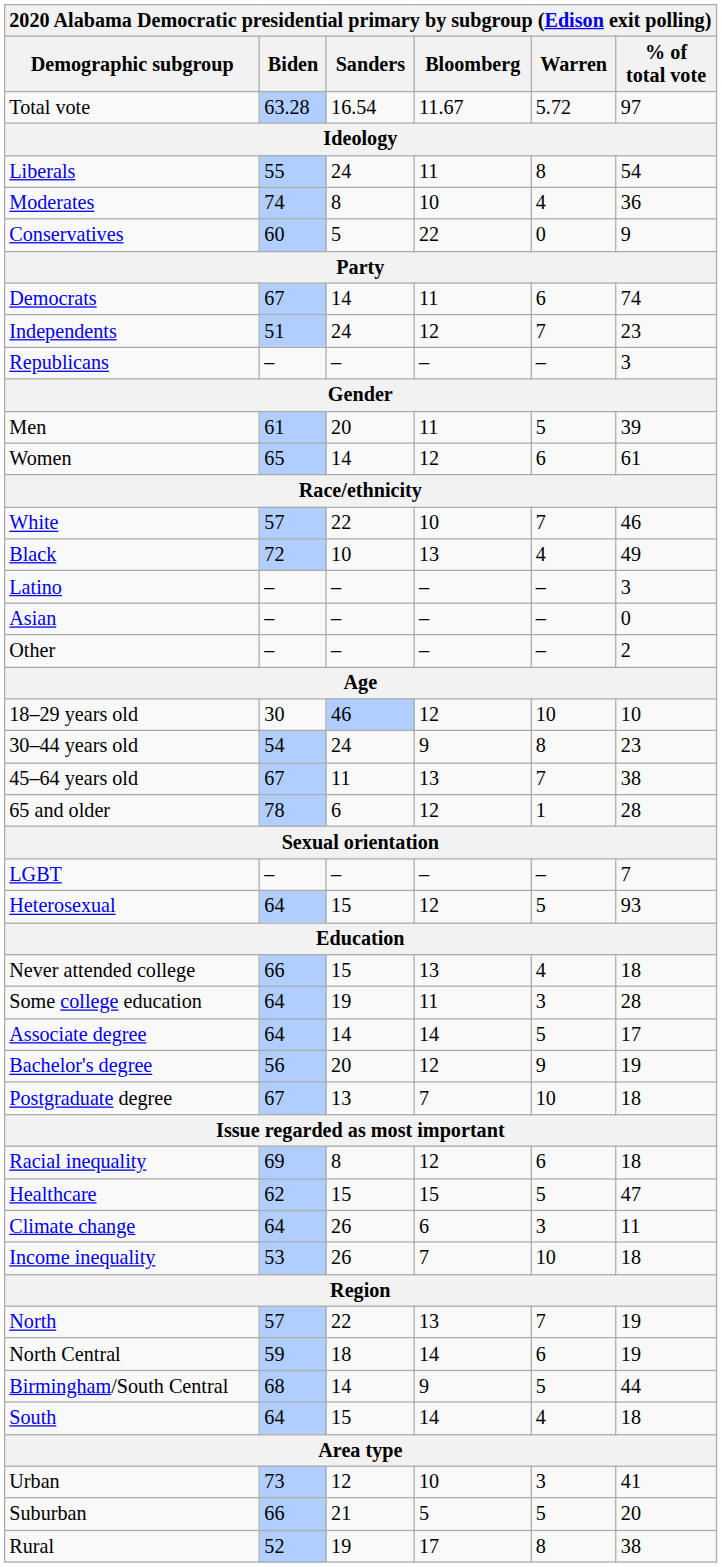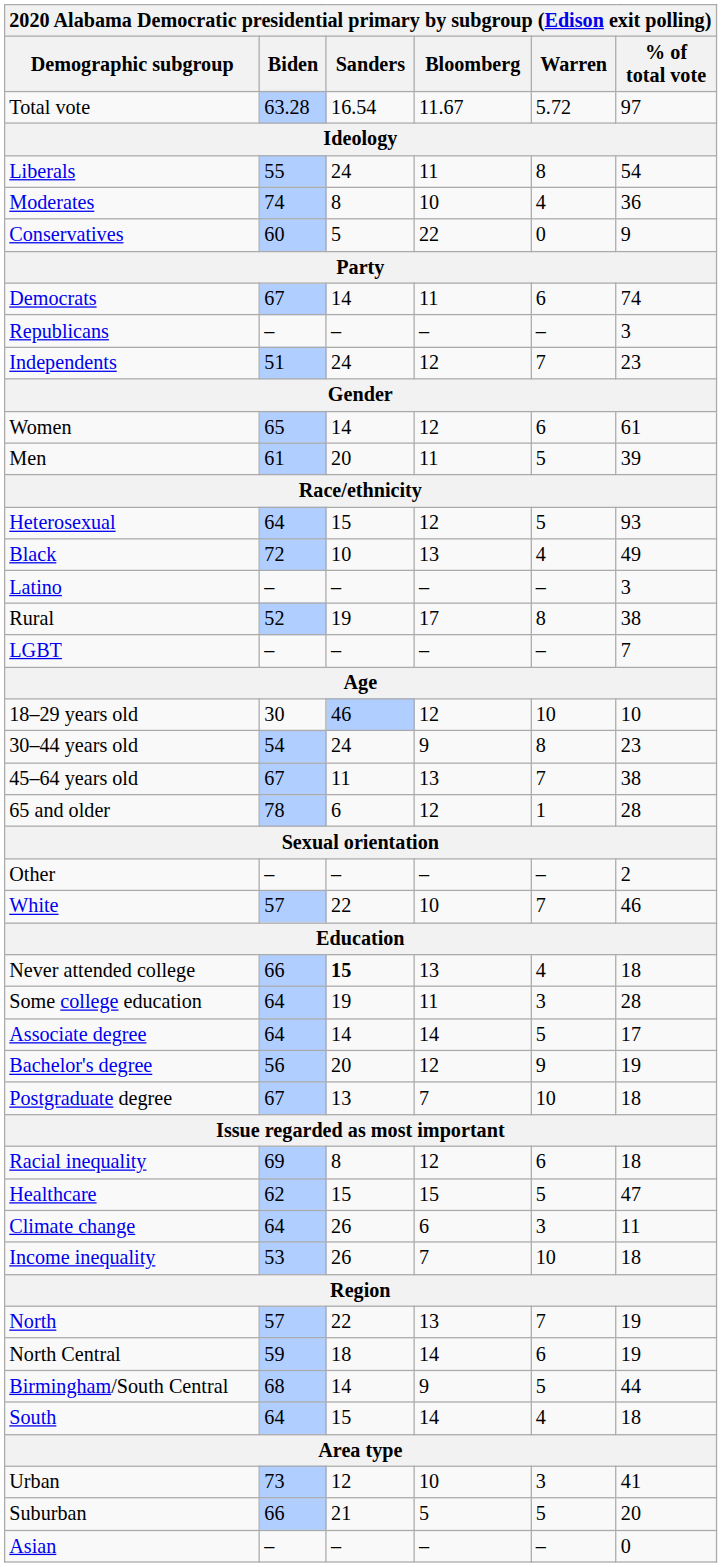rows swapped: (59, 362) <-> (63, 330)
rows swapped: (28, 426) <-> (40, 458)
rows swapped: (34, 522) <-> (62, 906)
rows swapped: (33, 618) <-> (32, 1545)
rows swapped: (32, 650) <-> (36, 874)
(341, 970) normal -> (341, 970) bold
